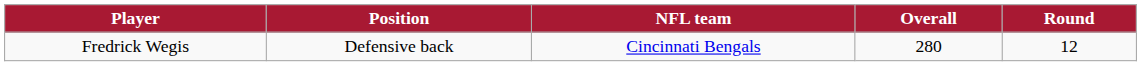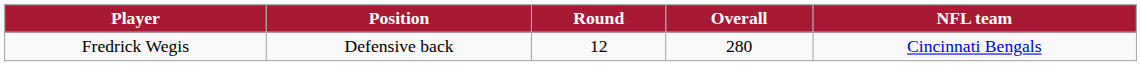columns swapped: (1069, 18) <-> (693, 18)
